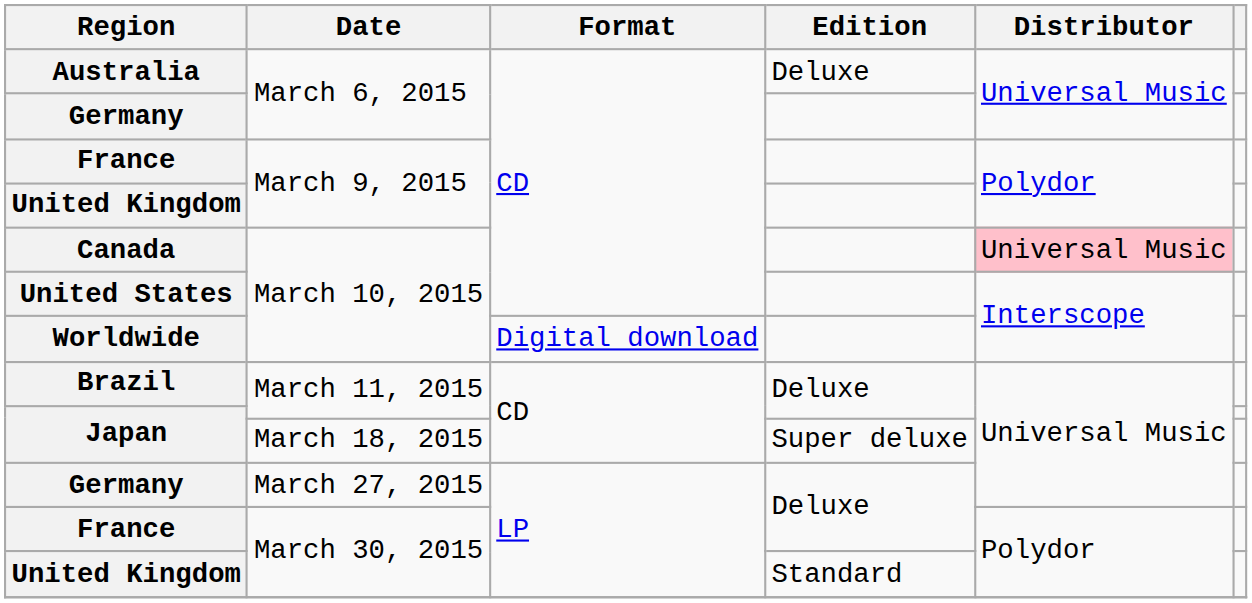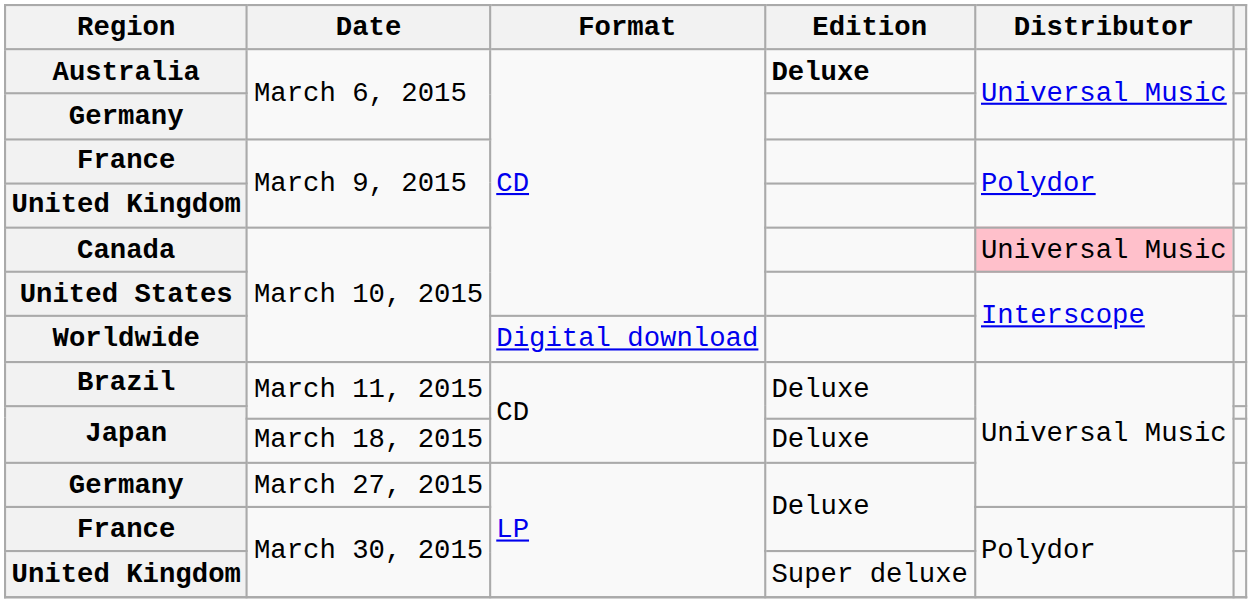(821, 72) normal -> (821, 72) bold
(870, 441) Super deluxe -> (821, 441) Deluxe
(837, 574) Standard -> (870, 574) Super deluxe
